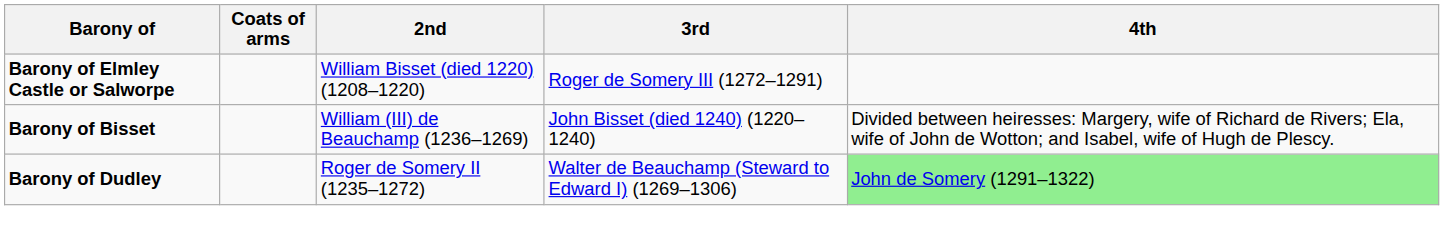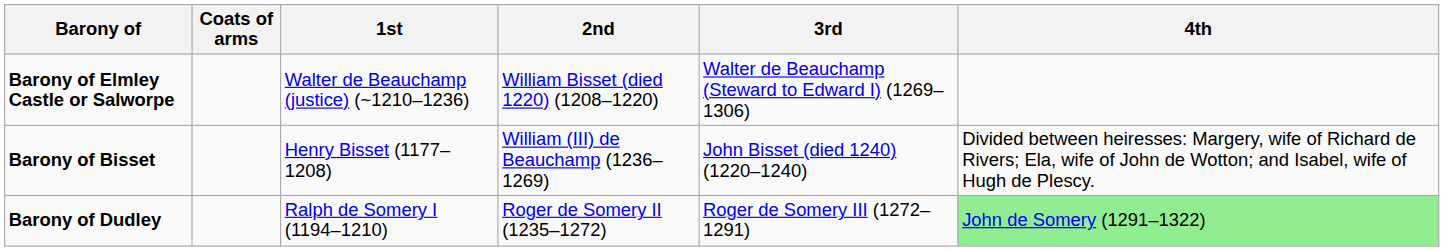+ column: (389, 29)
(686, 79) Roger de Somery III (1272–1291) -> (823, 89) Walter de Beauchamp (Steward to Edward I) (1269–1306)
(689, 179) Walter de Beauchamp (Steward to Edward I) (1269–1306) -> (817, 220) Roger de Somery III (1272–1291)
